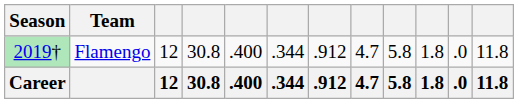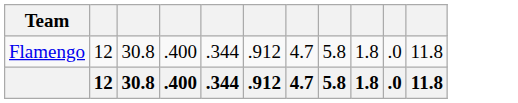- column: (37, 20)
